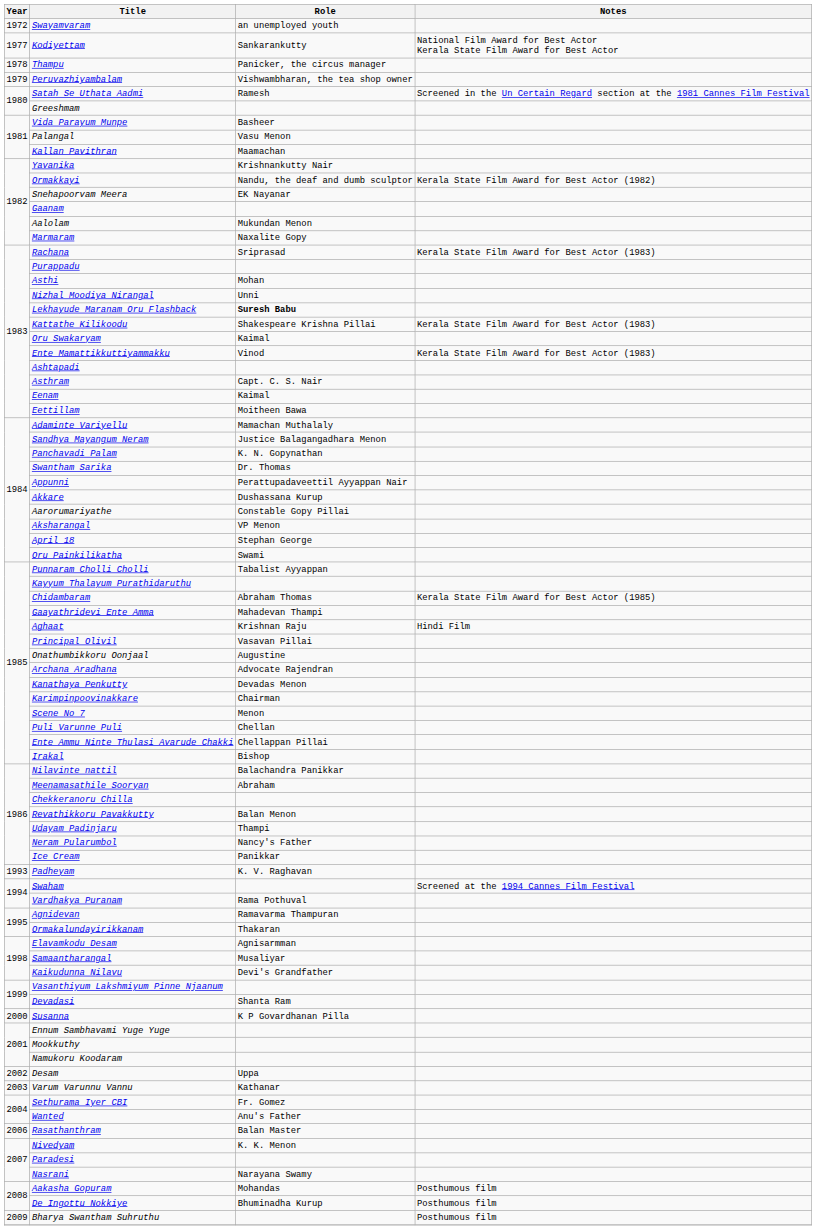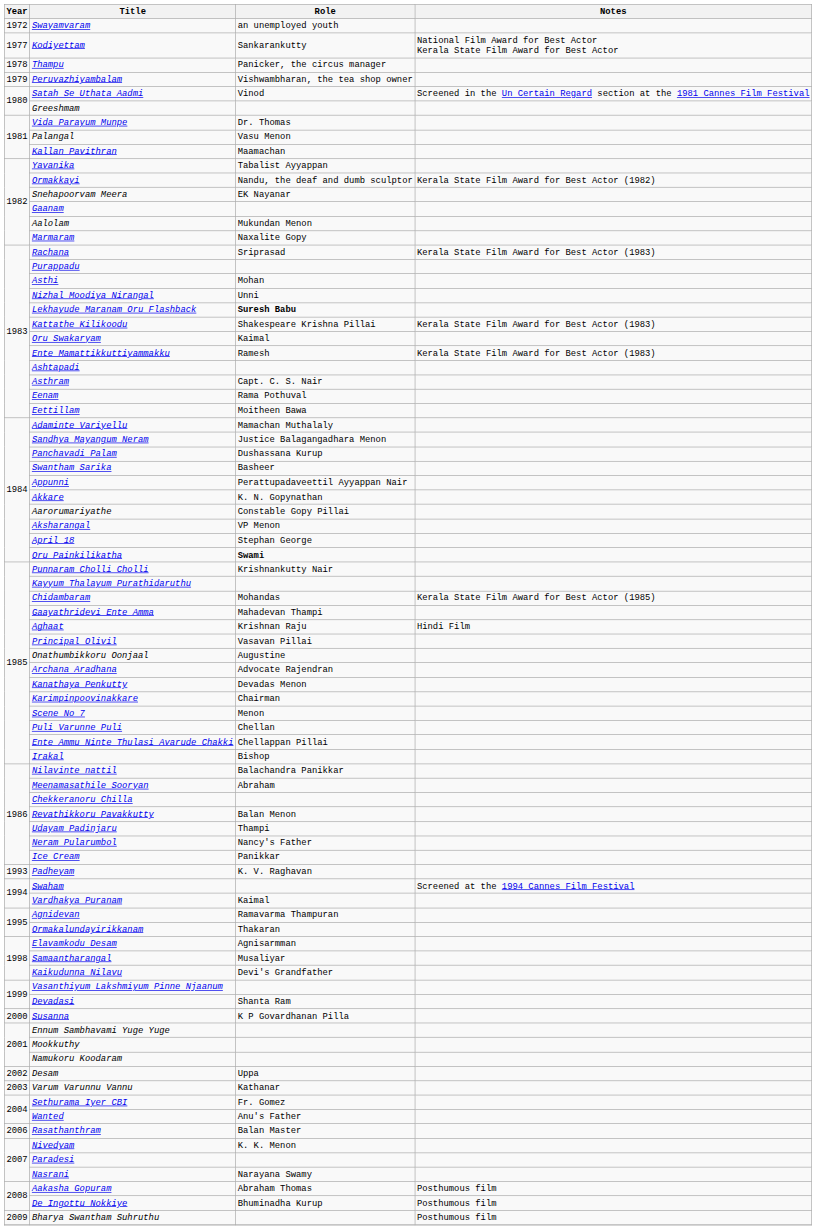(254, 94) Ramesh -> (251, 94) Vinod
(256, 123) Basheer -> (264, 123) Dr. Thomas
(285, 166) Krishnankutty Nair -> (283, 166) Tabalist Ayyappan
(251, 353) Vinod -> (254, 353) Ramesh
(254, 396) Kaimal -> (272, 396) Rama Pothuval
(280, 454) K. N. Gopynathan -> (280, 454) Dushassana Kurup
(264, 468) Dr. Thomas -> (256, 468) Basheer
(280, 497) Dushassana Kurup -> (280, 497) K. N. Gopynathan
(251, 555) normal -> (251, 555) bold
(283, 569) Tabalist Ayyappan -> (285, 569) Krishnankutty Nair
(275, 598) Abraham Thomas -> (259, 598) Mohandas
(272, 901) Rama Pothuval -> (254, 901) Kaimal
(259, 1189) Mohandas -> (275, 1189) Abraham Thomas
